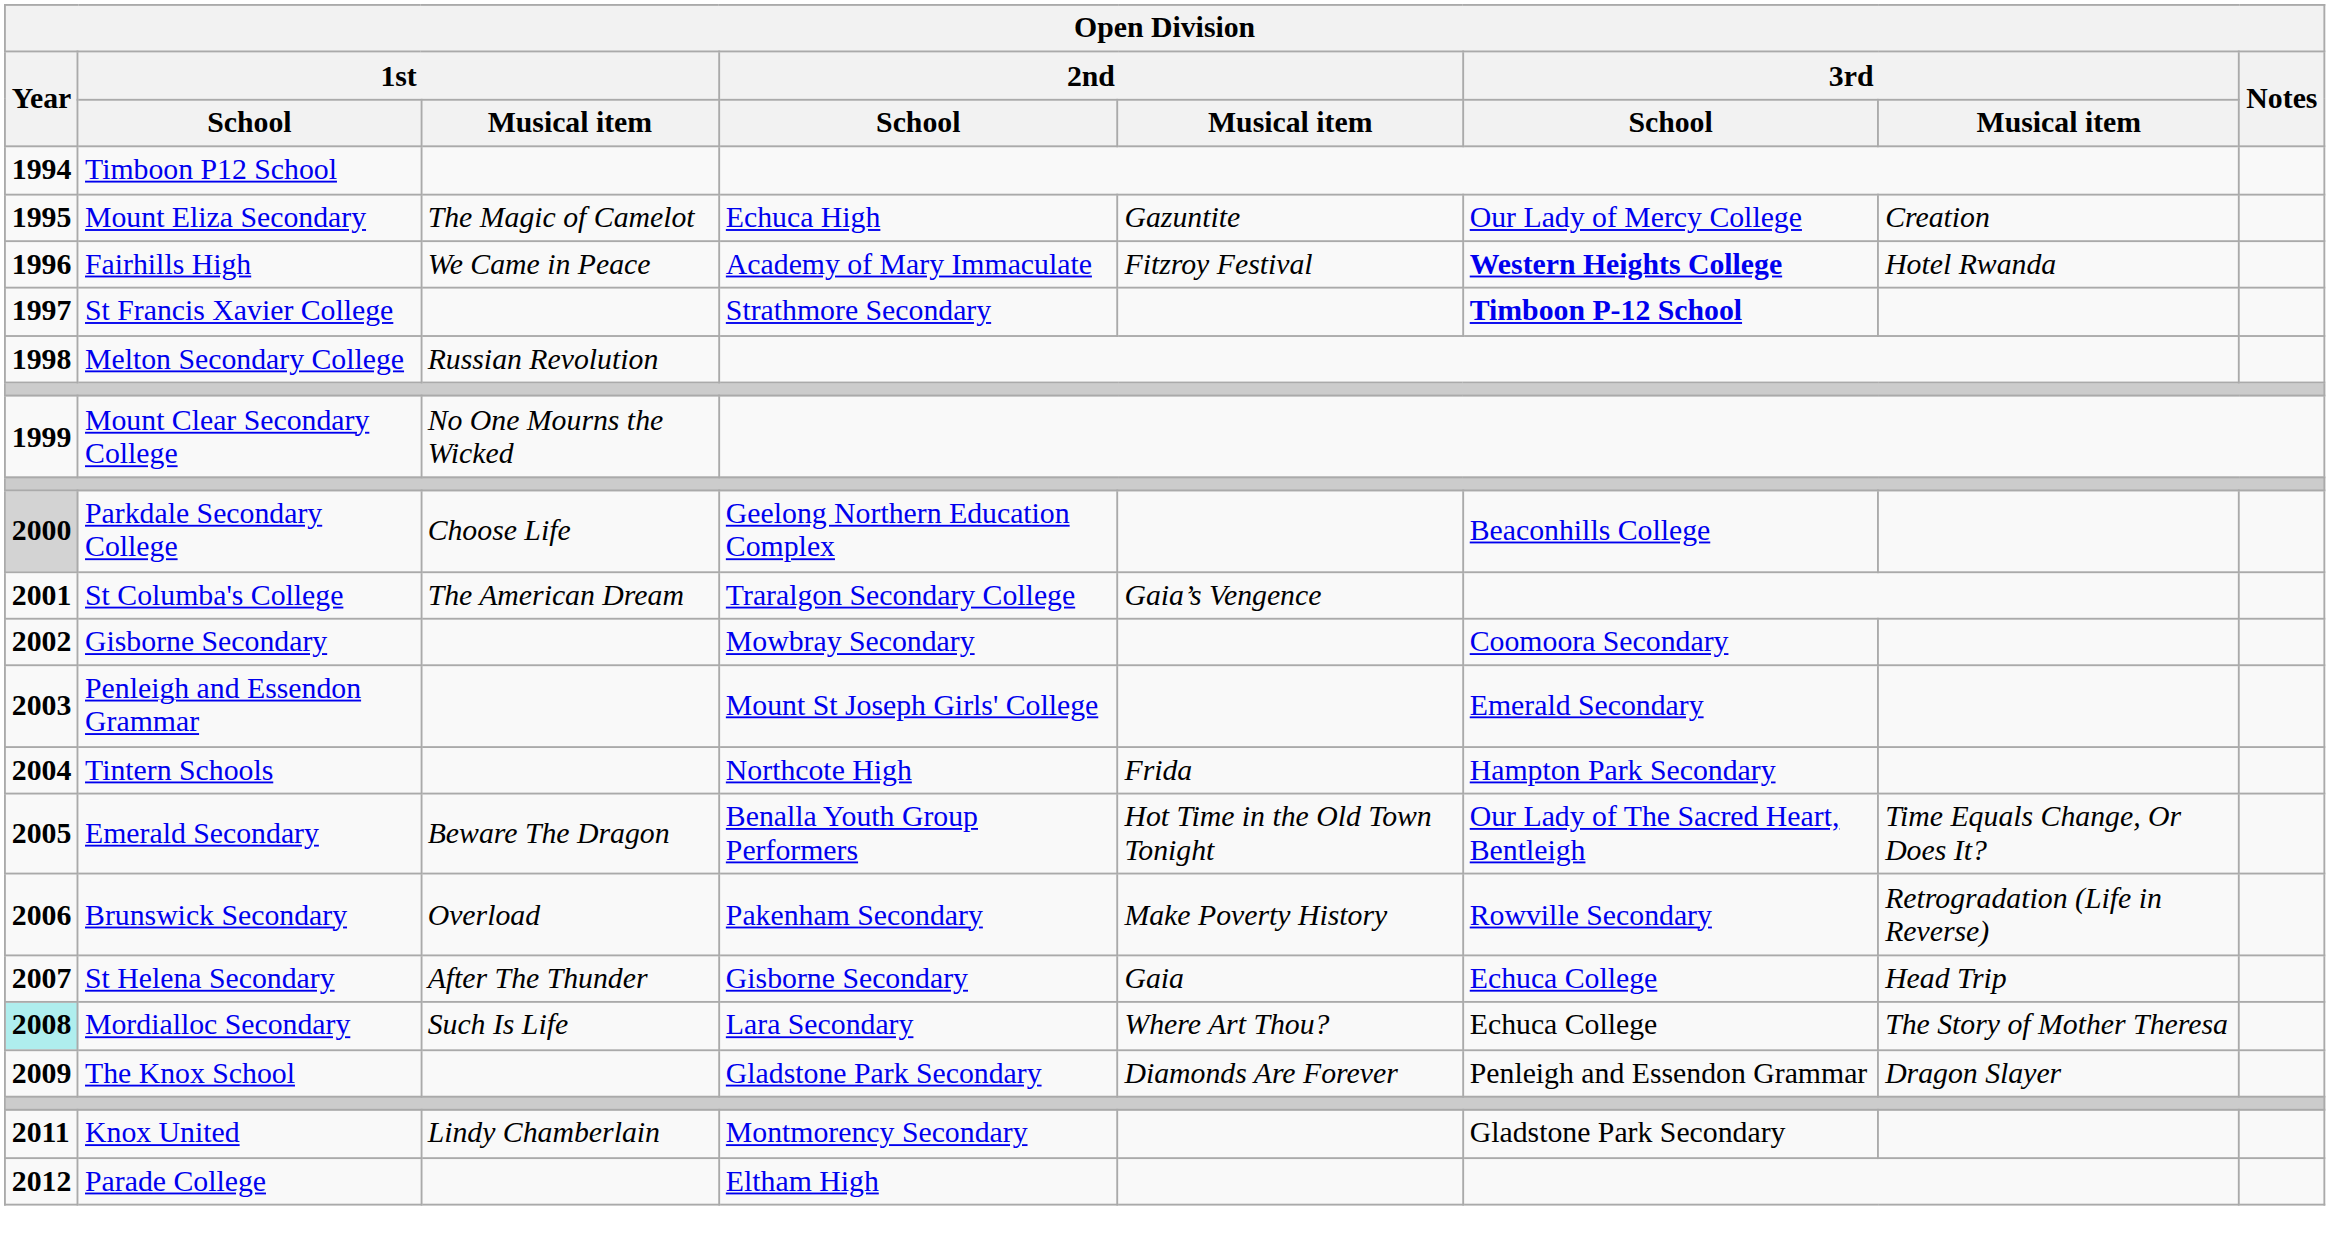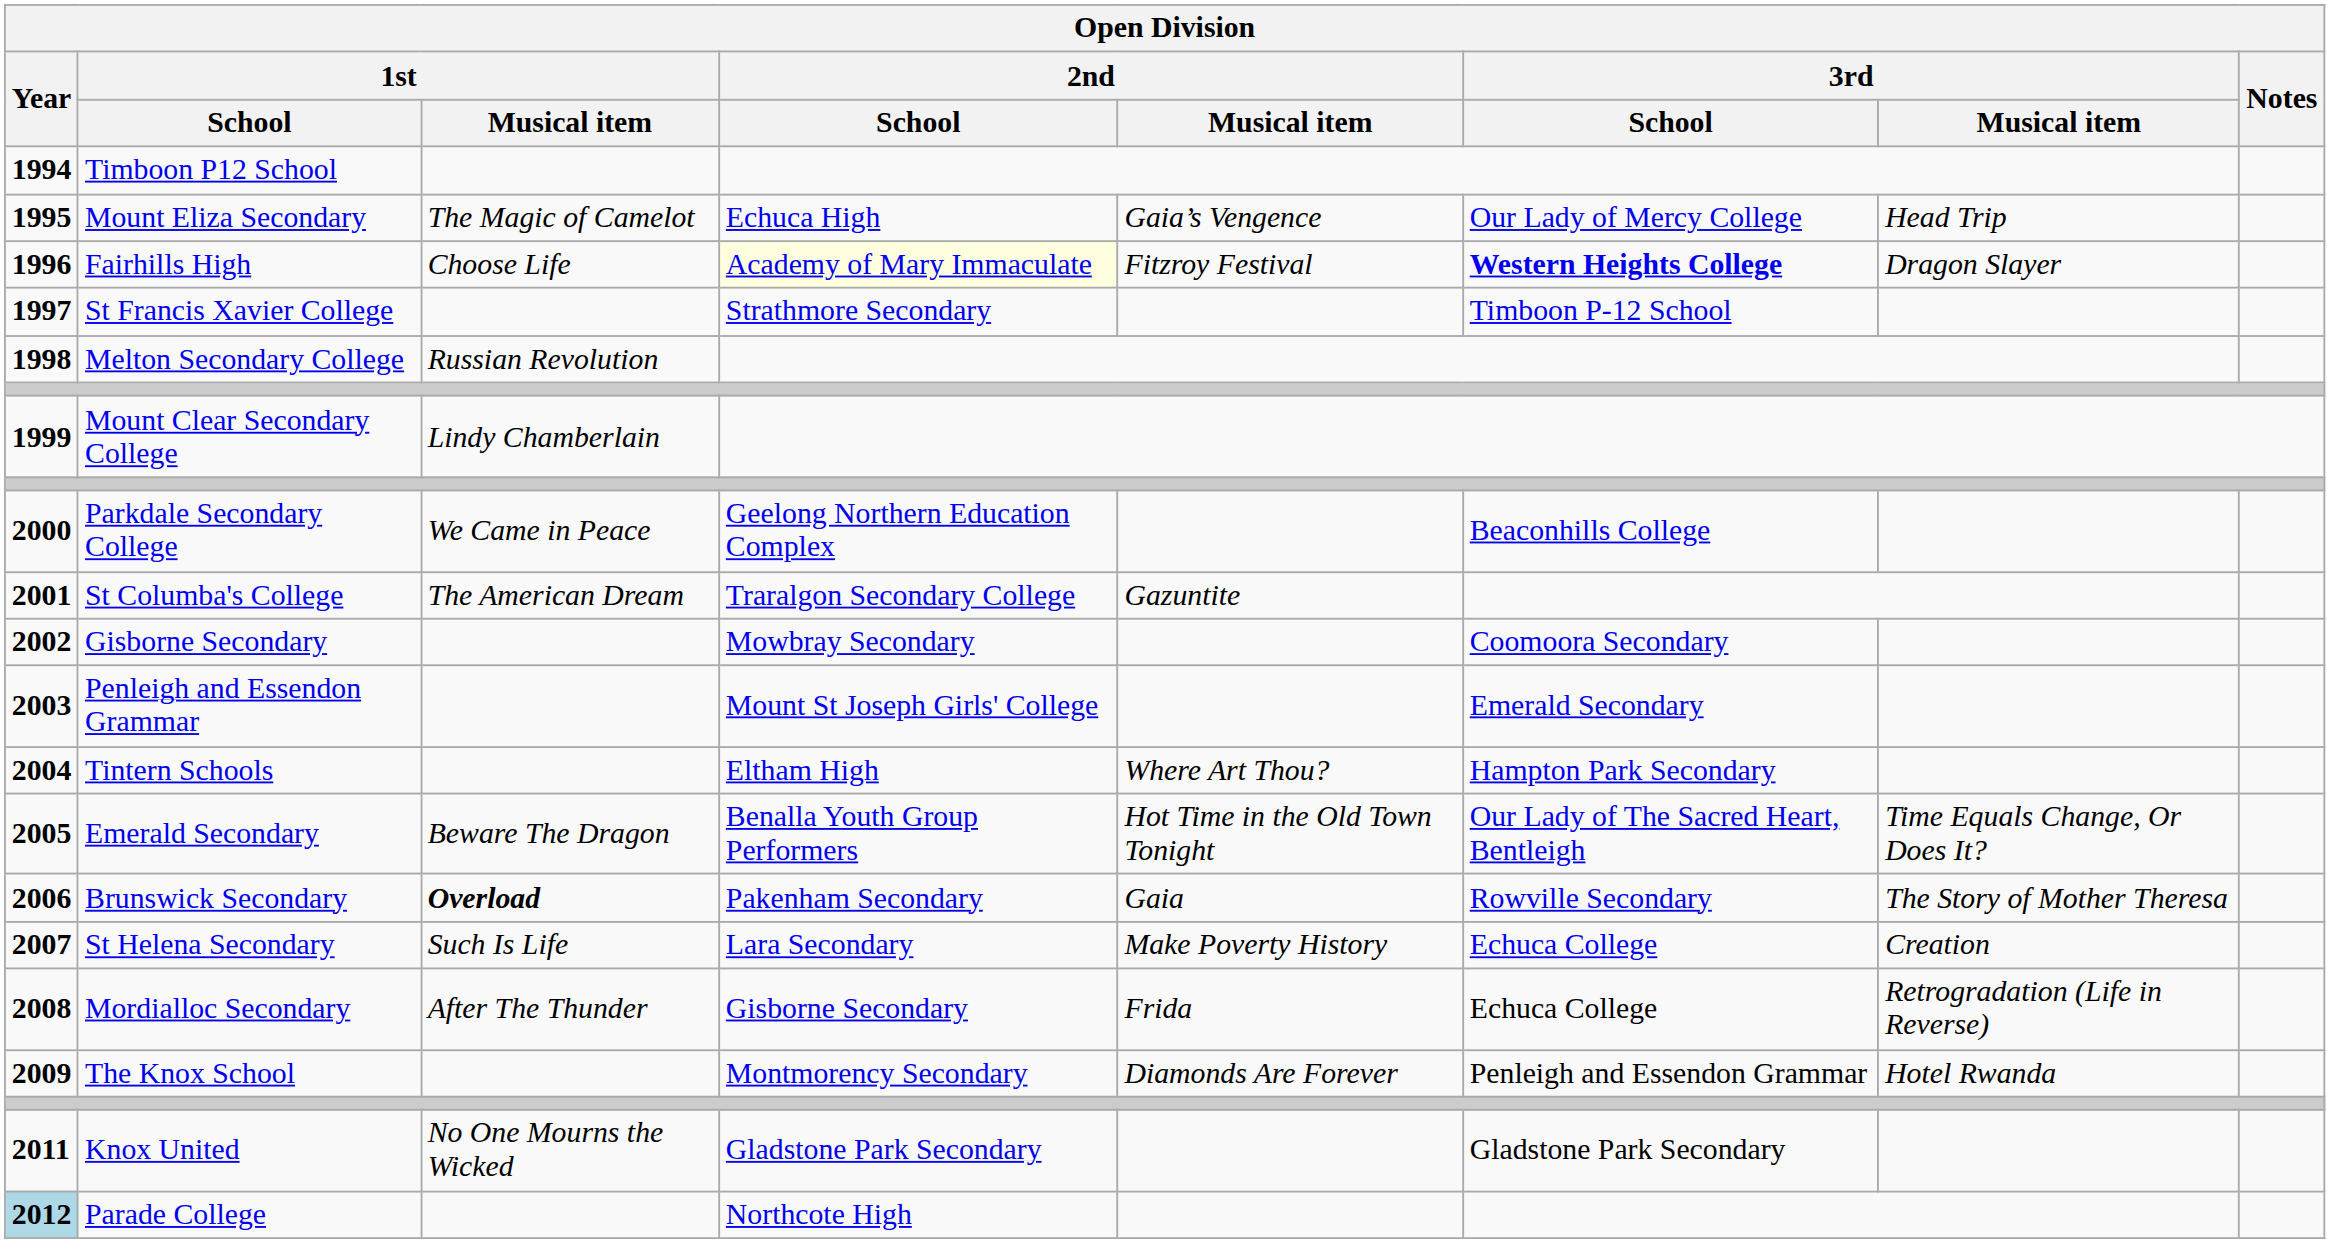(1182, 216) Gazuntite -> (1223, 216) Gaia’s Vengence
(1937, 216) Creation -> (1946, 216) Head Trip
(539, 264) We Came in Peace -> (499, 264) Choose Life
(909, 264) no background -> (909, 264) lightyellow background
(1971, 264) Hotel Rwanda -> (1973, 264) Dragon Slayer
(1606, 311) bold -> (1601, 311) normal
(545, 436) No One Mourns the Wicked -> (544, 436) Lindy Chamberlain
(42, 530) lightgrey background -> (42, 530) no background
(499, 530) Choose Life -> (539, 530) We Came in Peace
(1223, 594) Gaia’s Vengence -> (1182, 594) Gazuntite
(819, 769) Northcote High -> (802, 769) Eltham High
(1158, 769) Frida -> (1227, 769) Where Art Thou?
(484, 914) normal -> (484, 897) bold
(1256, 914) Make Poverty History -> (1154, 897) Gaia
(2023, 914) Retrogradation (Life in Reverse) -> (2057, 897) The Story of Mother Theresa
(538, 978) After The Thunder -> (498, 944) Such Is Life
(847, 978) Gisborne Secondary -> (820, 944) Lara Secondary
(1154, 978) Gaia -> (1256, 944) Make Poverty History
(1946, 978) Head Trip -> (1937, 944) Creation
(42, 1025) paleturquoise background -> (42, 1008) no background
(498, 1025) Such Is Life -> (538, 1008) After The Thunder
(820, 1025) Lara Secondary -> (847, 1008) Gisborne Secondary
(1227, 1025) Where Art Thou? -> (1158, 1008) Frida
(2057, 1025) The Story of Mother Theresa -> (2023, 1008) Retrogradation (Life in Reverse)
(884, 1072) Gladstone Park Secondary -> (877, 1072) Montmorency Secondary
(1973, 1072) Dragon Slayer -> (1971, 1072) Hotel Rwanda
(544, 1133) Lindy Chamberlain -> (545, 1150) No One Mourns the Wicked
(877, 1133) Montmorency Secondary -> (884, 1150) Gladstone Park Secondary
(42, 1180) no background -> (42, 1214) lightblue background
(802, 1180) Eltham High -> (819, 1214) Northcote High
